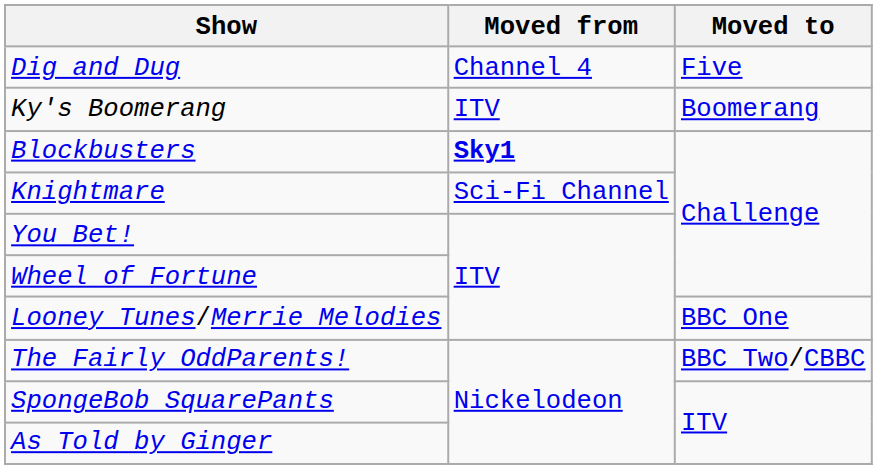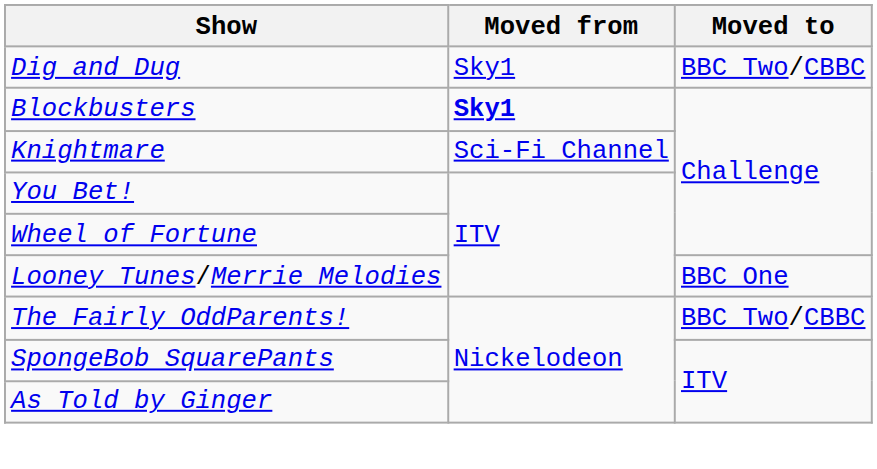(523, 68) Channel 4 -> (484, 68) Sky1
(712, 68) Five -> (773, 68) BBC Two/CBBC
- row: (119, 109)
